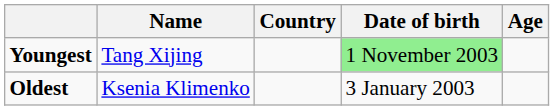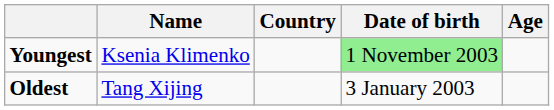(152, 54) Tang Xijing -> (176, 54) Ksenia Klimenko
(176, 88) Ksenia Klimenko -> (152, 88) Tang Xijing
